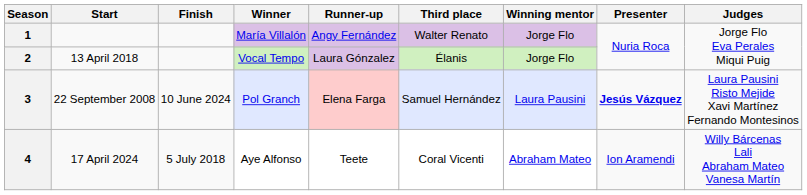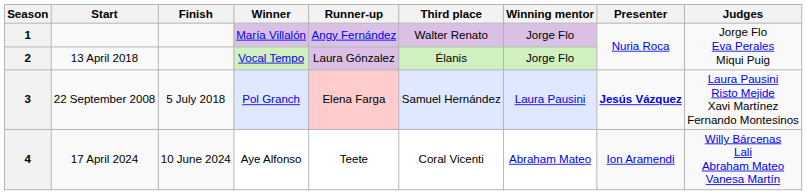(196, 99) 10 June 2024 -> (196, 99) 5 July 2018
(196, 159) 5 July 2018 -> (196, 159) 10 June 2024
